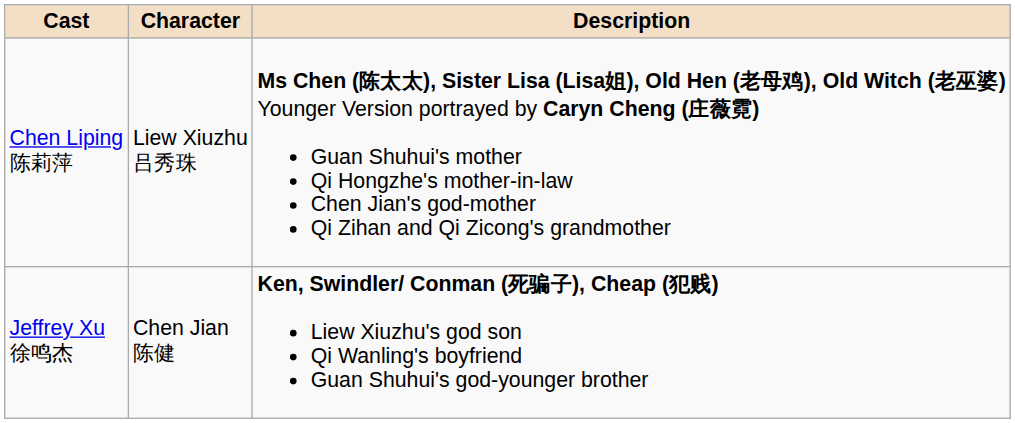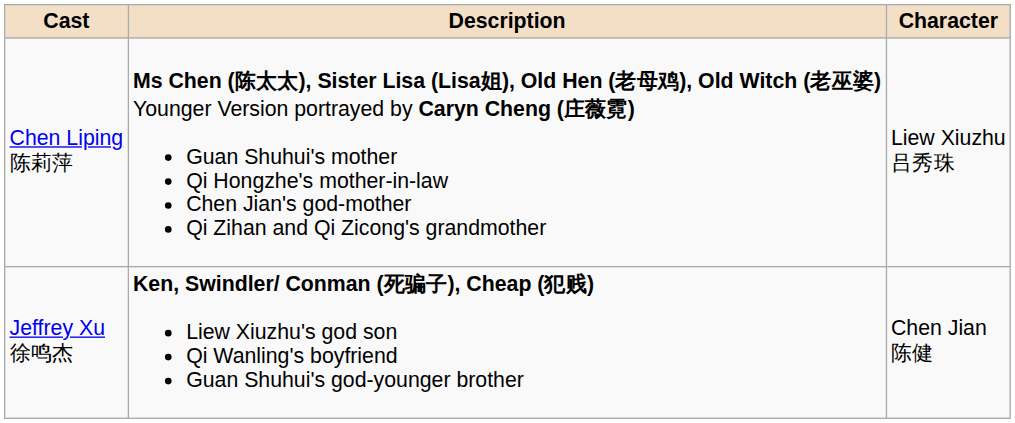columns swapped: (190, 21) <-> (632, 21)
